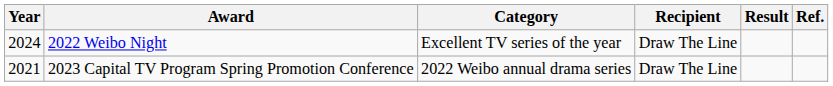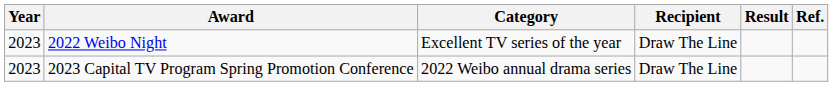(24, 42) 2024 -> (24, 42) 2023
(24, 68) 2021 -> (24, 68) 2023
